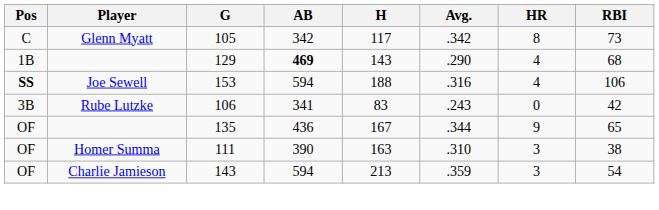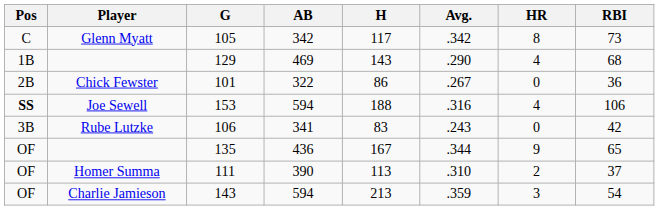(303, 60) bold -> (303, 60) normal
+ row: (225, 82)
(381, 149) 163 -> (381, 171) 113
(537, 149) 3 -> (537, 171) 2
(615, 149) 38 -> (615, 171) 37
